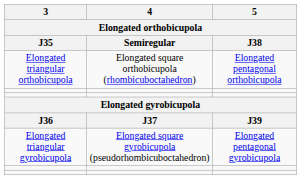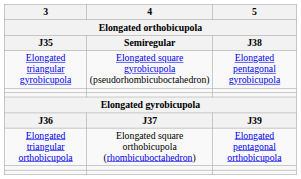rows swapped: (46, 69) <-> (46, 147)
